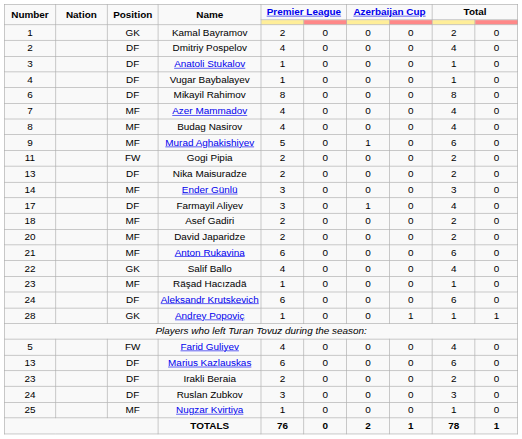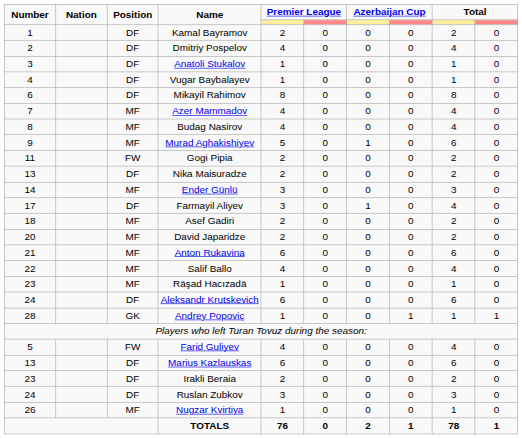(133, 32) GK -> (133, 32) DF
(133, 268) GK -> (133, 268) MF
(30, 410) 25 -> (30, 410) 26
